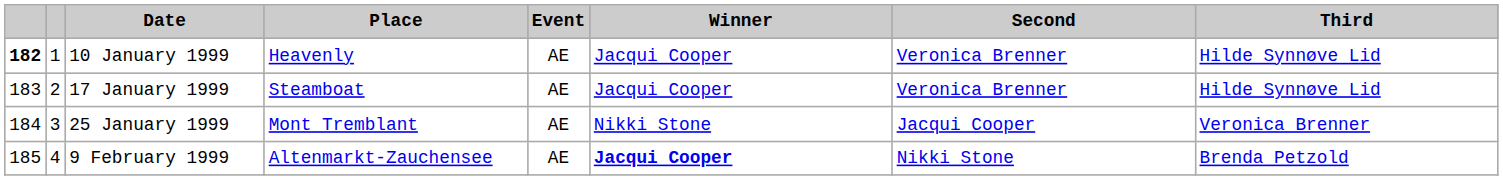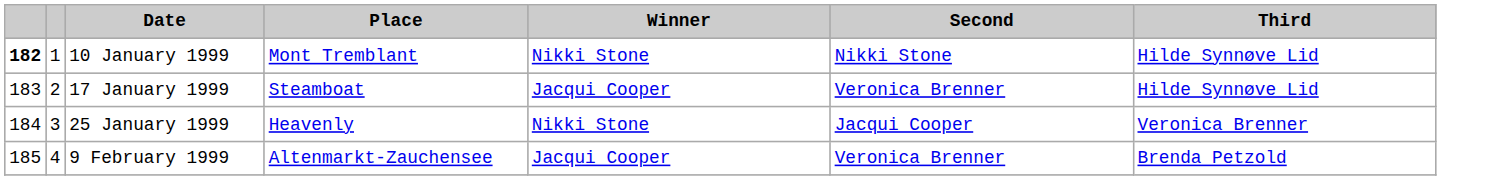- column: (558, 22)
(311, 56) Heavenly -> (343, 56) Mont Tremblant
(663, 56) Jacqui Cooper -> (590, 56) Nikki Stone
(982, 56) Veronica Brenner -> (893, 56) Nikki Stone
(343, 124) Mont Tremblant -> (311, 124) Heavenly
(663, 159) bold -> (601, 159) normal
(955, 159) Nikki Stone -> (920, 159) Veronica Brenner
